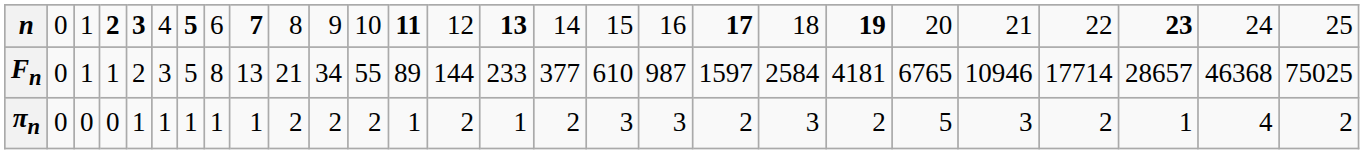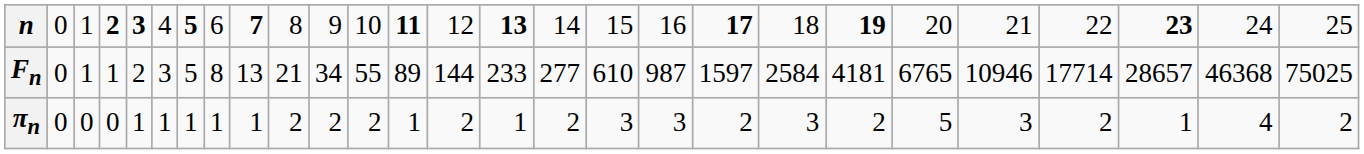(560, 72) 377 -> (560, 72) 277
